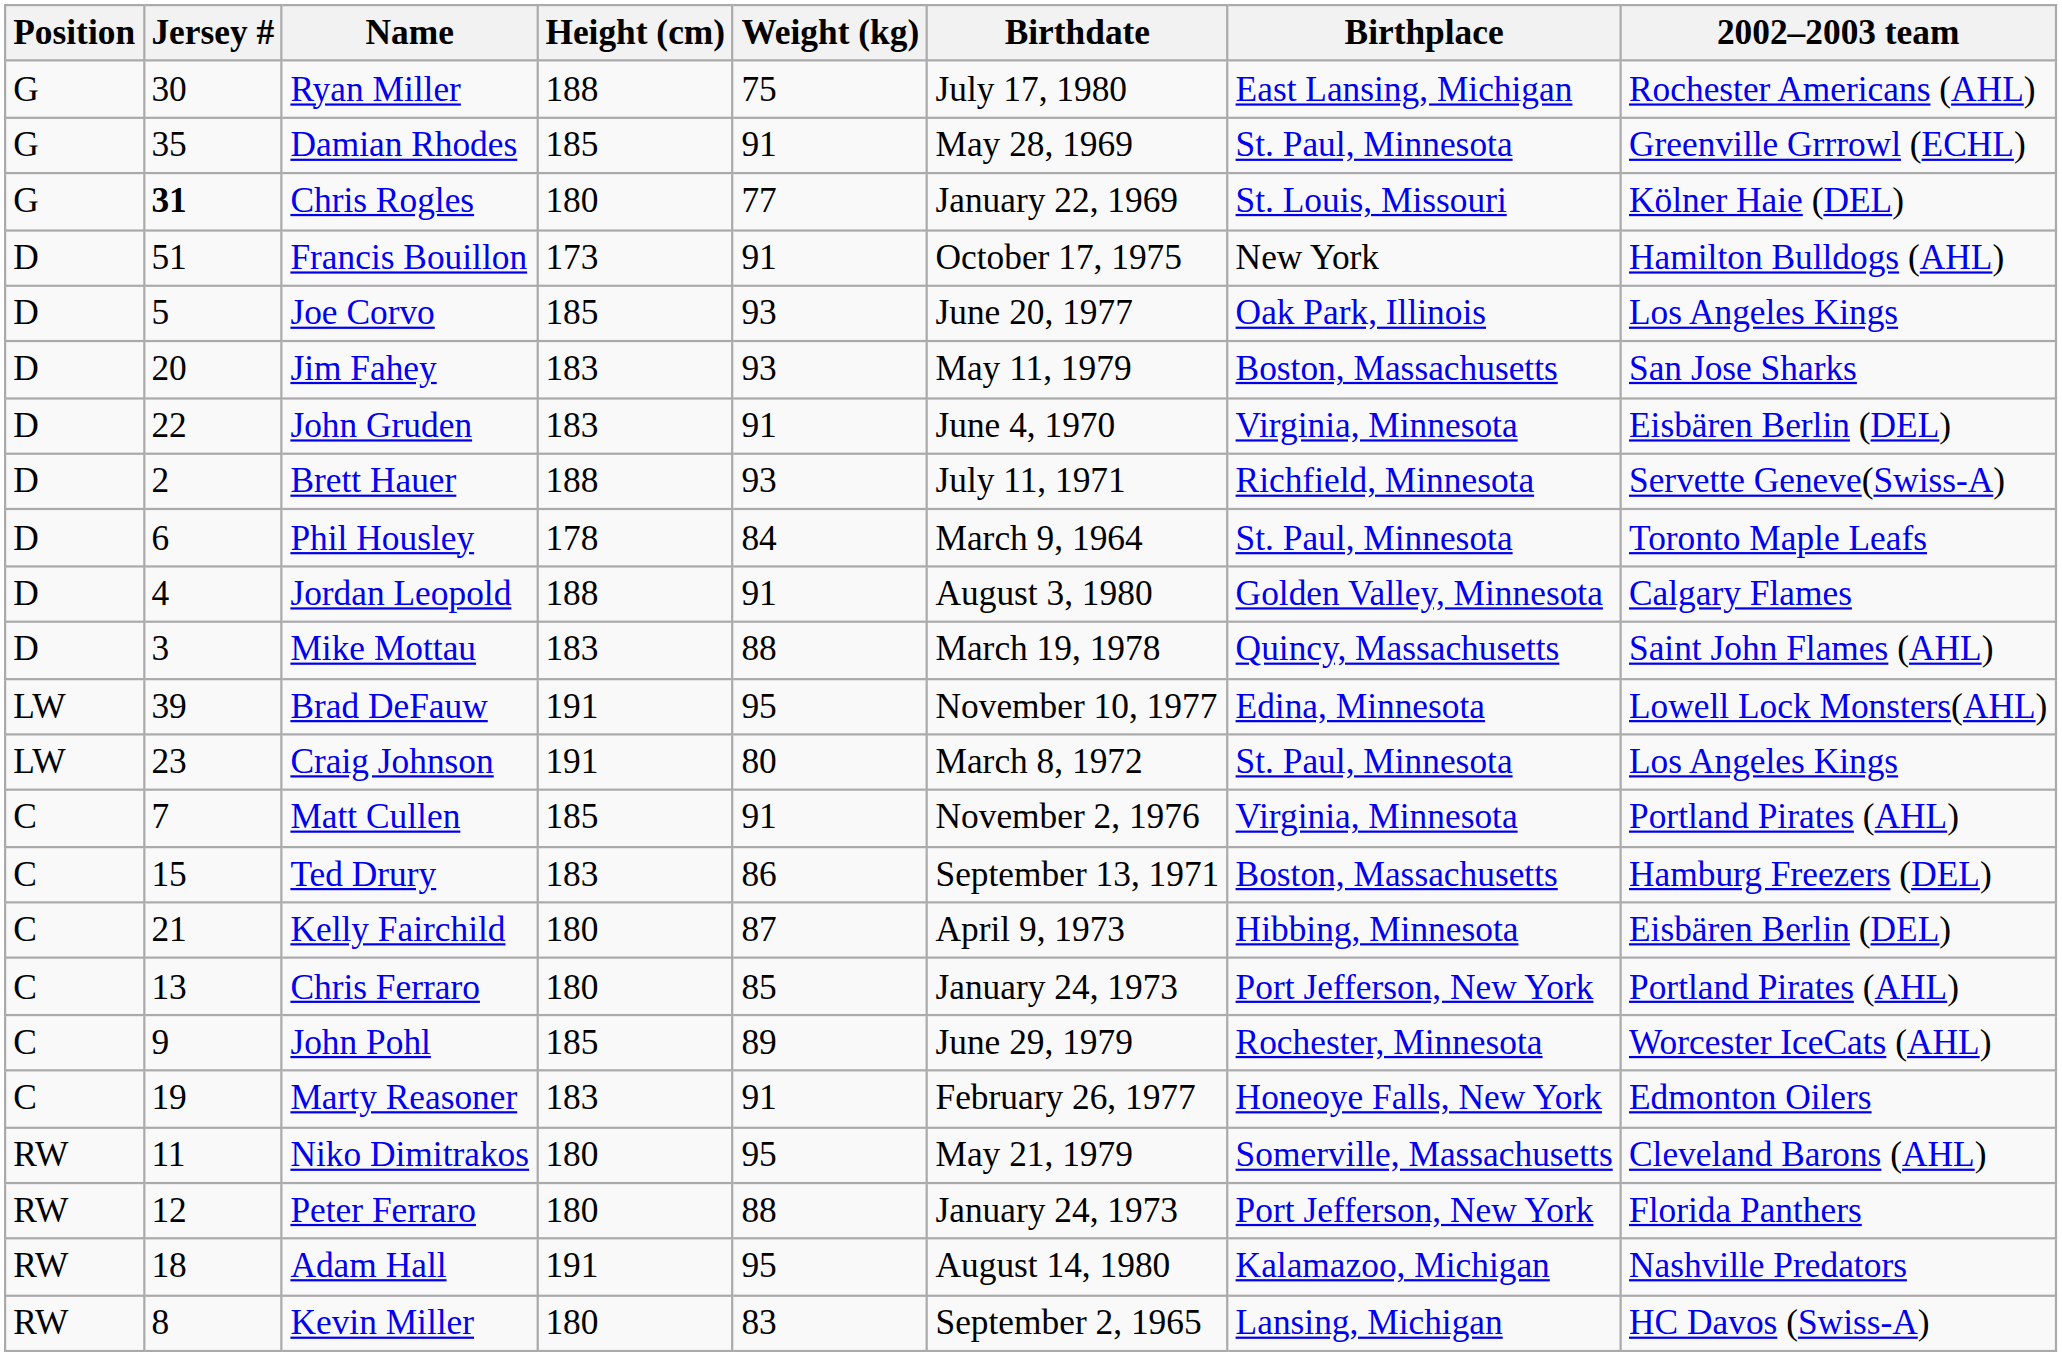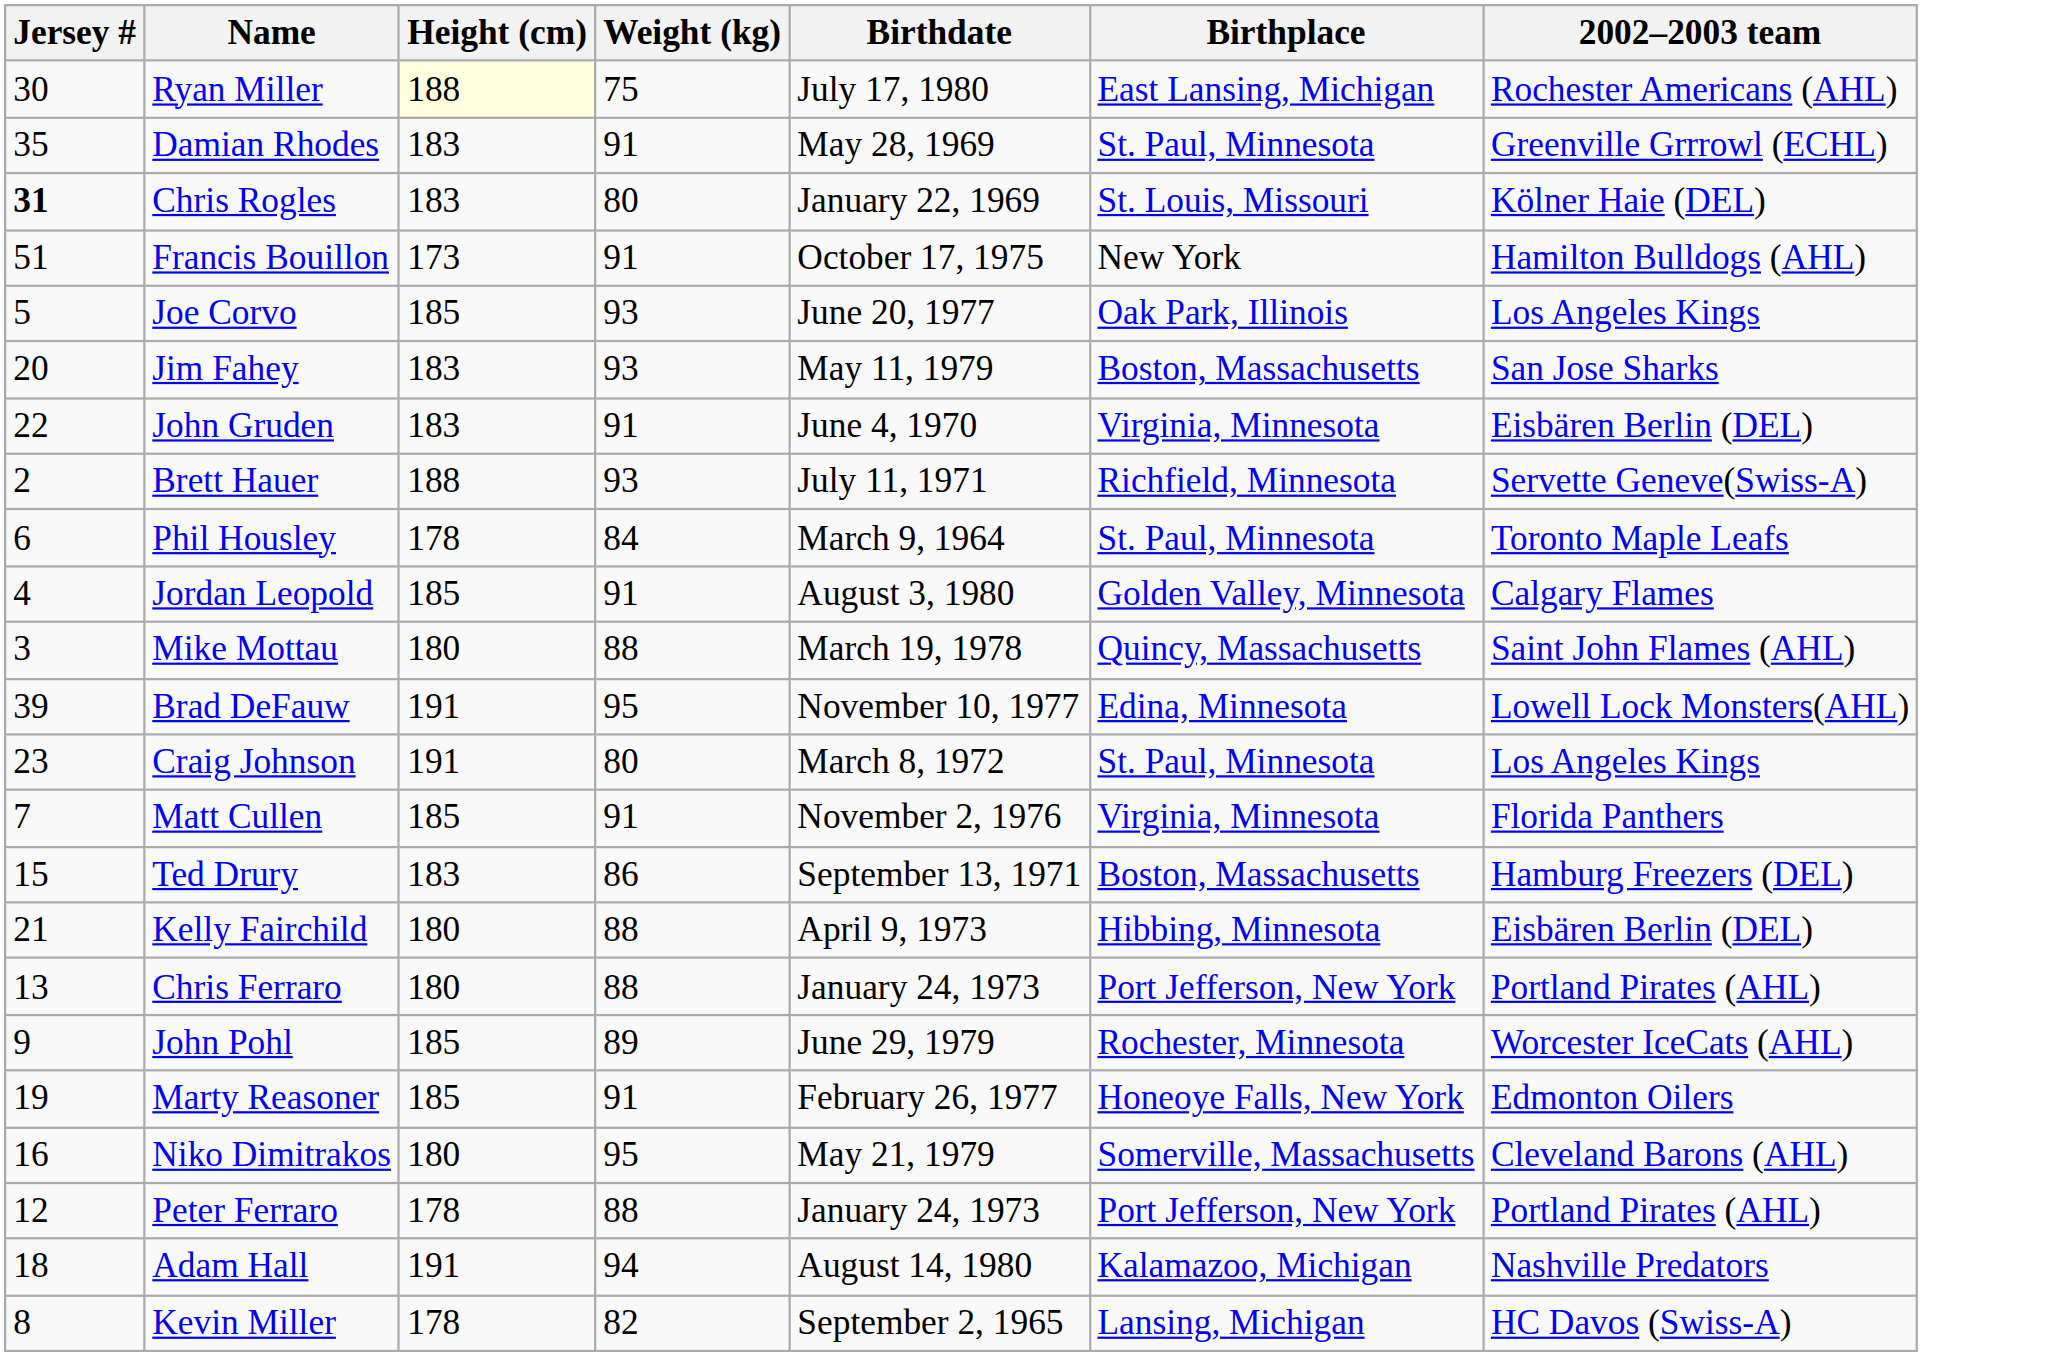- column: (74, 32)
(572, 88) no background -> (434, 88) lightyellow background
(572, 144) 185 -> (434, 144) 183
(572, 200) 180 -> (434, 200) 183
(759, 200) 77 -> (621, 200) 80
(572, 593) 188 -> (434, 593) 185
(572, 649) 183 -> (434, 649) 180
(1794, 817) Portland Pirates (AHL) -> (1607, 817) Florida Panthers
(759, 929) 87 -> (621, 929) 88
(759, 985) 85 -> (621, 985) 88
(572, 1098) 183 -> (434, 1098) 185
(168, 1154) 11 -> (31, 1154) 16
(572, 1210) 180 -> (434, 1210) 178
(1745, 1210) Florida Panthers -> (1656, 1210) Portland Pirates (AHL)
(759, 1266) 95 -> (621, 1266) 94
(572, 1322) 180 -> (434, 1322) 178
(759, 1322) 83 -> (621, 1322) 82
